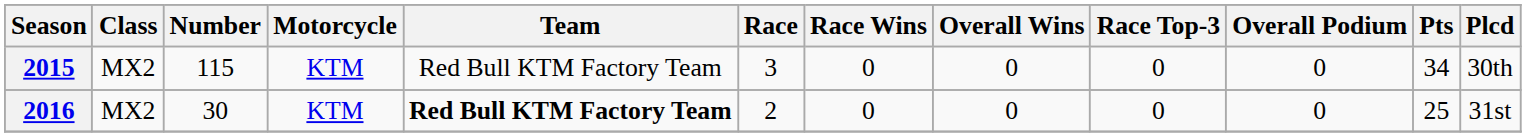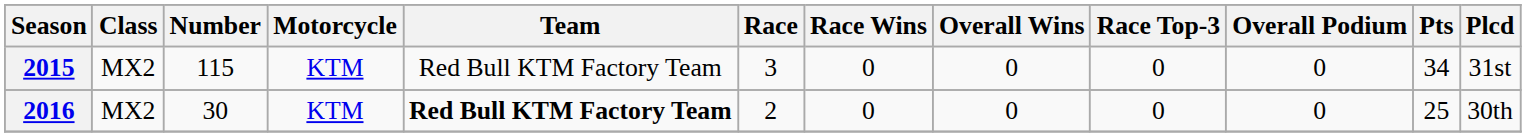(1490, 67) 30th -> (1490, 67) 31st
(1490, 110) 31st -> (1490, 110) 30th
